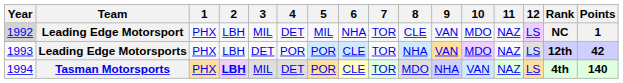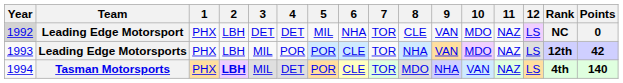(263, 32) MIL -> (263, 32) DET
(598, 32) 1 -> (598, 32) 0
(263, 51) DET -> (263, 51) MIL
